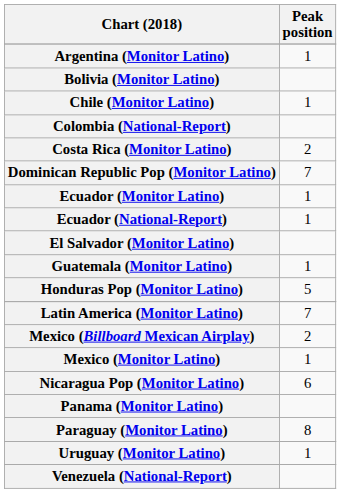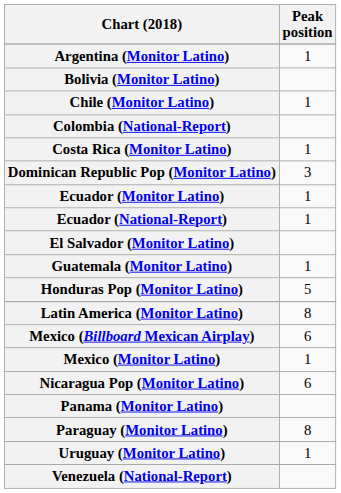(308, 149) 2 -> (308, 149) 1
(308, 172) 7 -> (308, 172) 3
(308, 312) 7 -> (308, 312) 8
(308, 336) 2 -> (308, 336) 6
